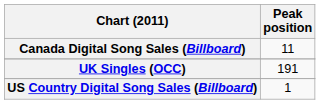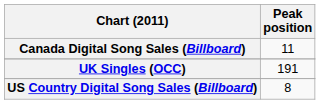(288, 88) 1 -> (288, 88) 8
